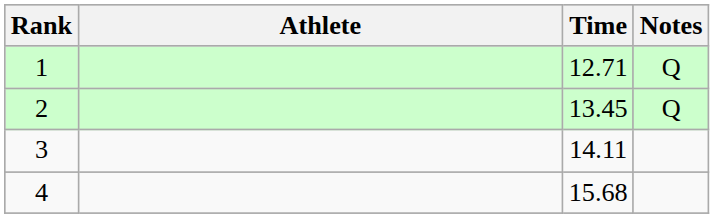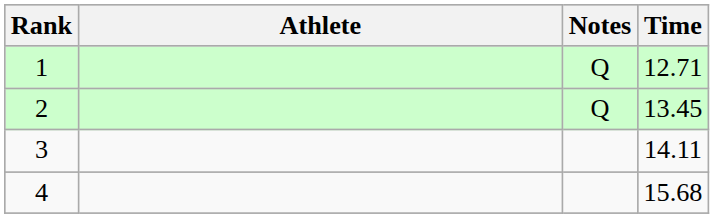columns swapped: (598, 25) <-> (671, 25)
